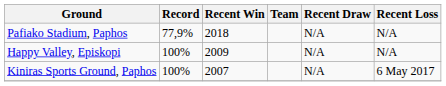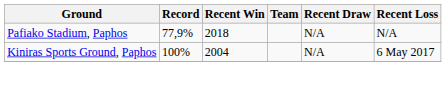- row: (64, 52)
(217, 71) 2007 -> (217, 52) 2004
